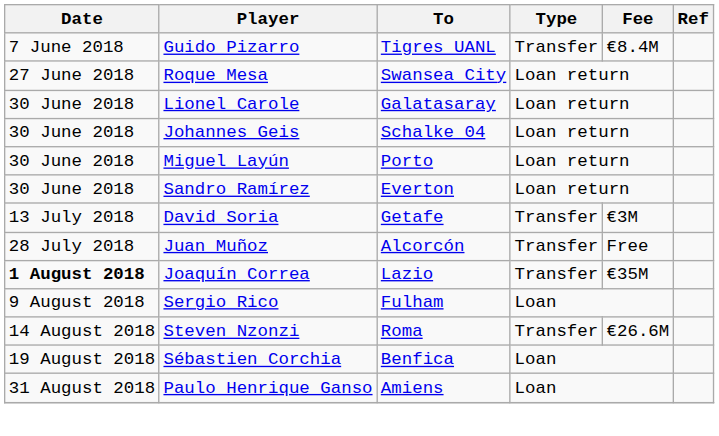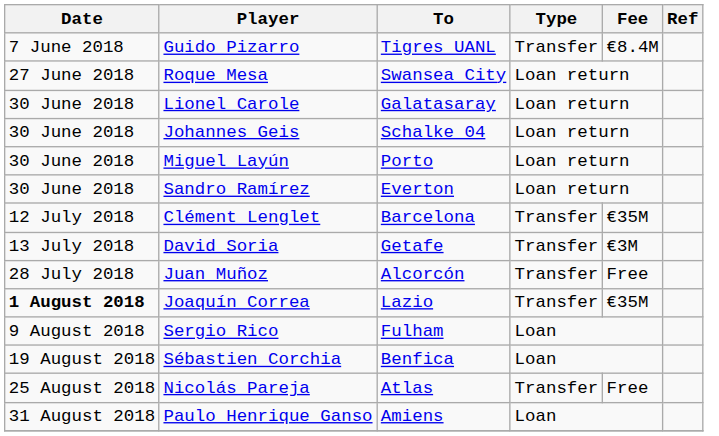+ row: (242, 218)
- row: (231, 331)
+ row: (237, 388)
